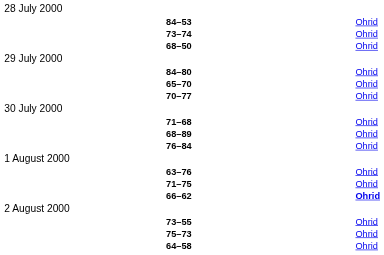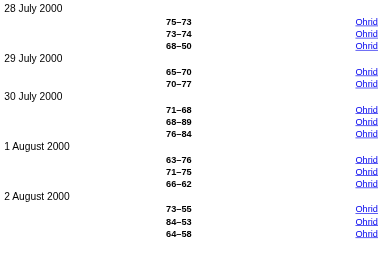rows swapped: (74, 234) <-> (74, 22)
- row: (74, 72)
(368, 196) bold -> (367, 184) normal
